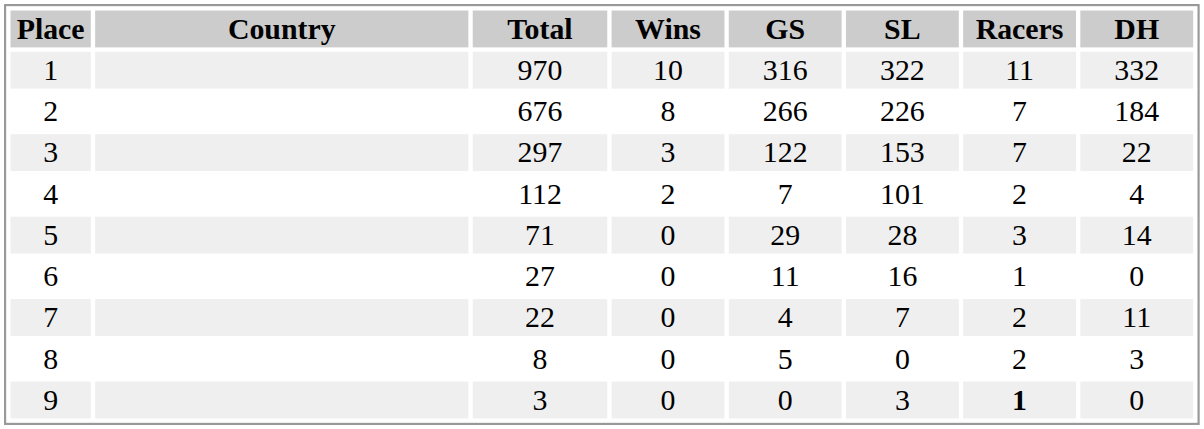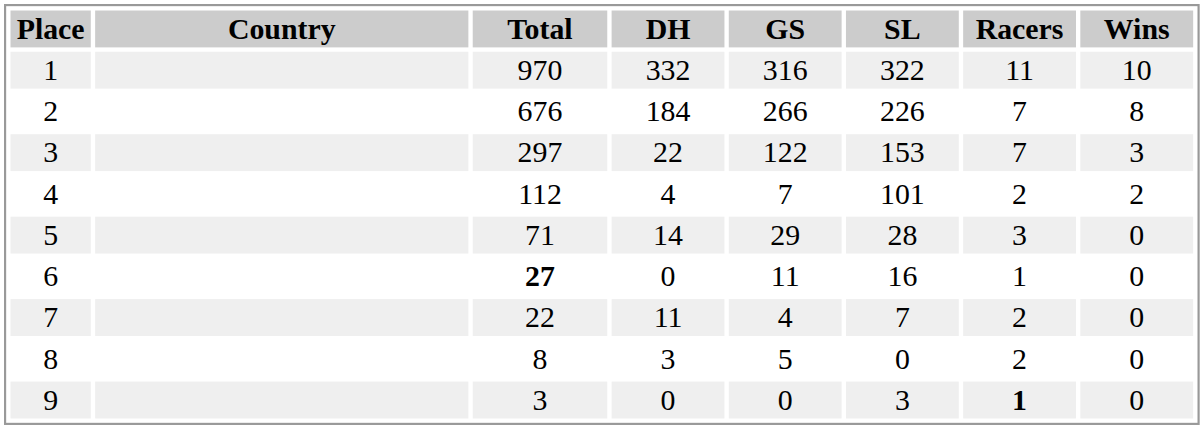columns swapped: (1137, 29) <-> (668, 29)
(540, 276) normal -> (540, 276) bold
